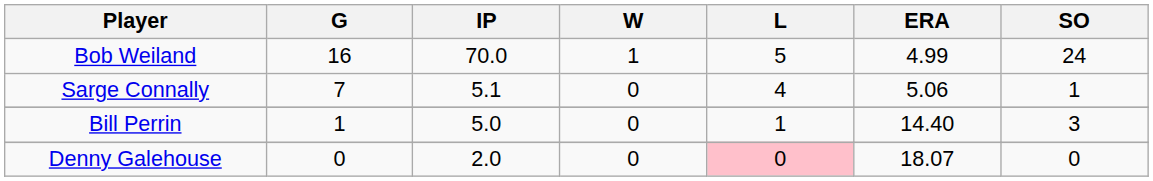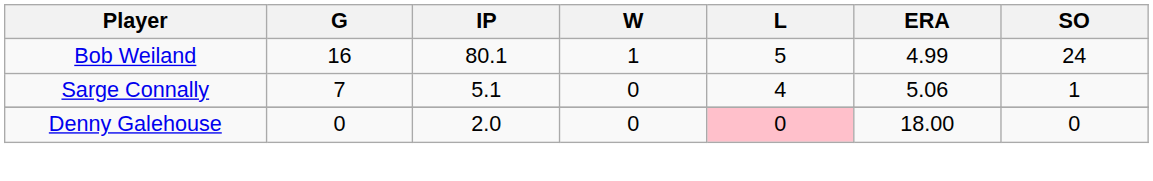(486, 55) 70.0 -> (486, 55) 80.1
- row: (135, 124)
(927, 158) 18.07 -> (927, 124) 18.00
